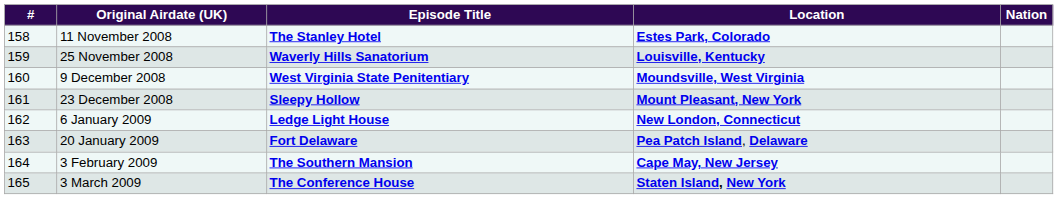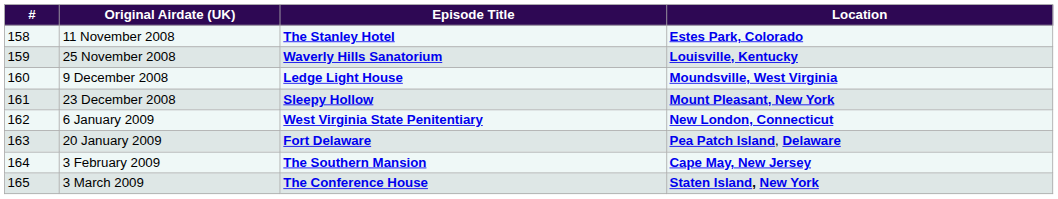- column: (1026, 15)
(369, 78) West Virginia State Penitentiary -> (343, 78) Ledge Light House
(329, 120) Ledge Light House -> (383, 120) West Virginia State Penitentiary
